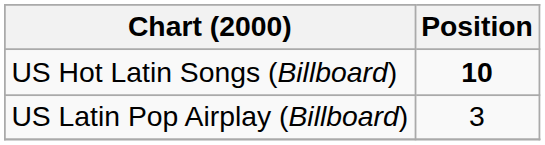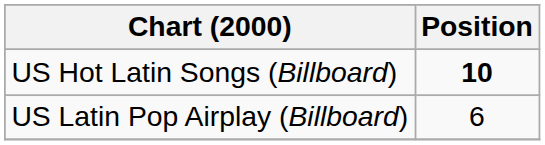(477, 116) 3 -> (477, 116) 6
